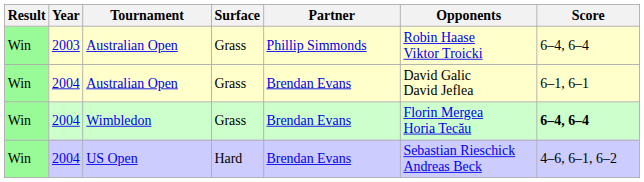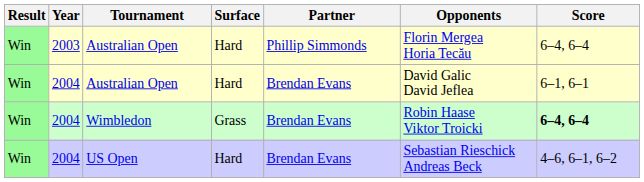(230, 45) Grass -> (228, 45) Hard
(443, 45) Robin Haase Viktor Troicki -> (443, 45) Florin Mergea Horia Tecău
(230, 83) Grass -> (228, 83) Hard
(443, 120) Florin Mergea Horia Tecău -> (443, 120) Robin Haase Viktor Troicki
